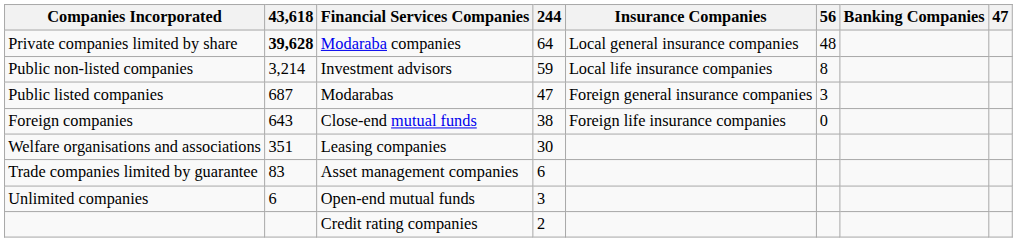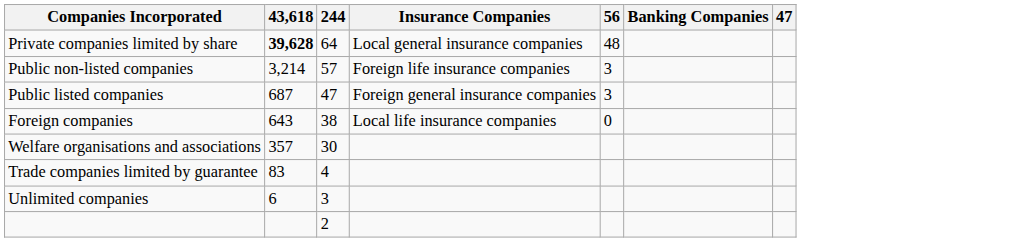- column: (425, 17)
(545, 69) 59 -> (329, 69) 57
(671, 69) Local life insurance companies -> (461, 69) Foreign life insurance companies
(824, 69) 8 -> (608, 69) 3
(677, 120) Foreign life insurance companies -> (455, 120) Local life insurance companies
(281, 146) 351 -> (281, 146) 357
(541, 172) 6 -> (325, 172) 4
